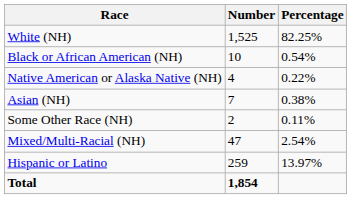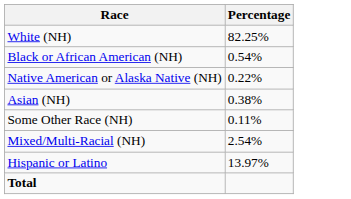- column: (251, 15)
